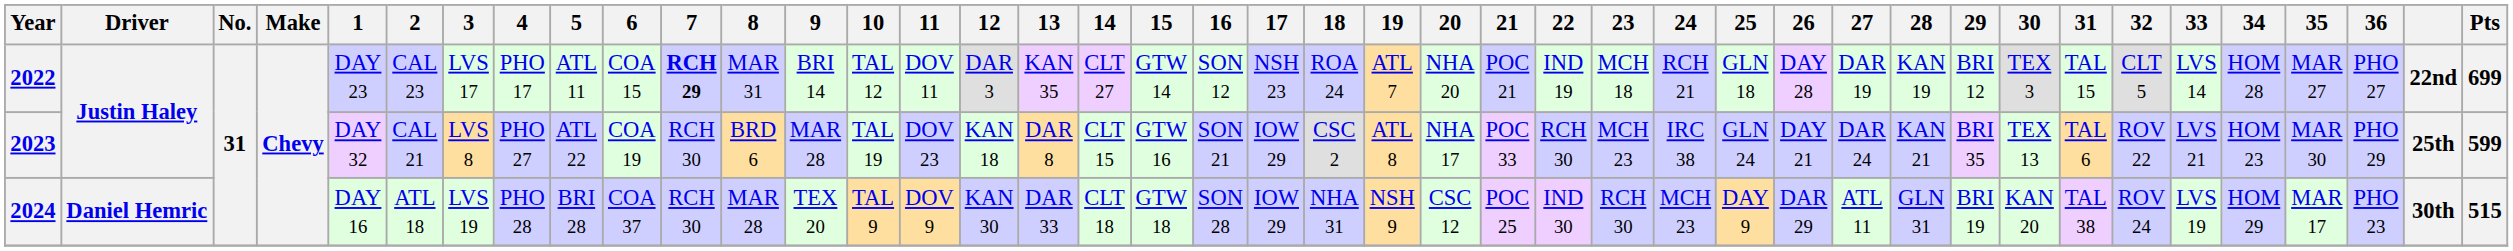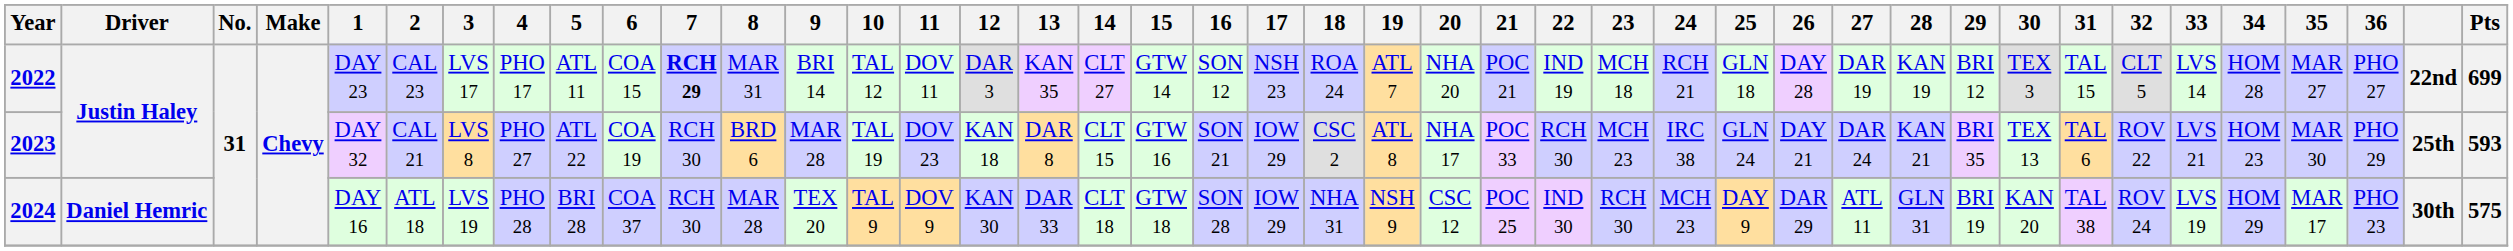(2485, 144) 599 -> (2485, 144) 593
(2485, 211) 515 -> (2485, 211) 575
